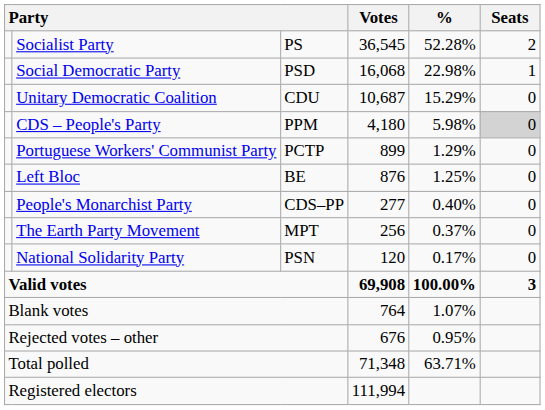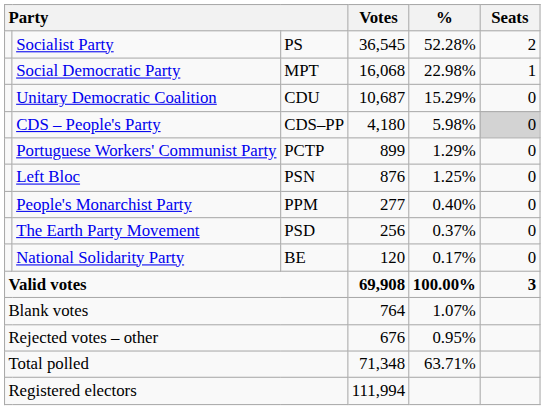(300, 71) PSD -> (302, 71) MPT
(301, 124) PPM -> (314, 124) CDS–PP
(295, 177) BE -> (300, 177) PSN
(314, 204) CDS–PP -> (301, 204) PPM
(302, 230) MPT -> (300, 230) PSD
(300, 257) PSN -> (295, 257) BE
